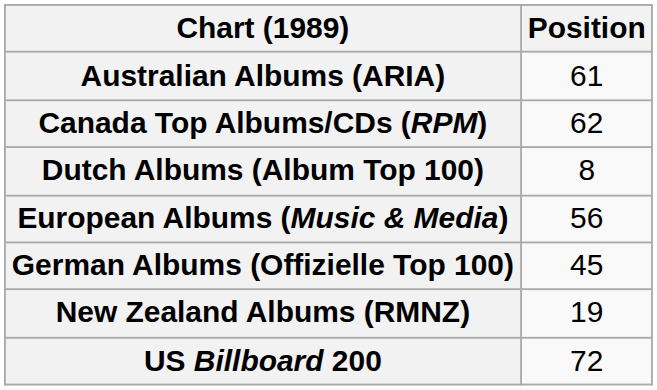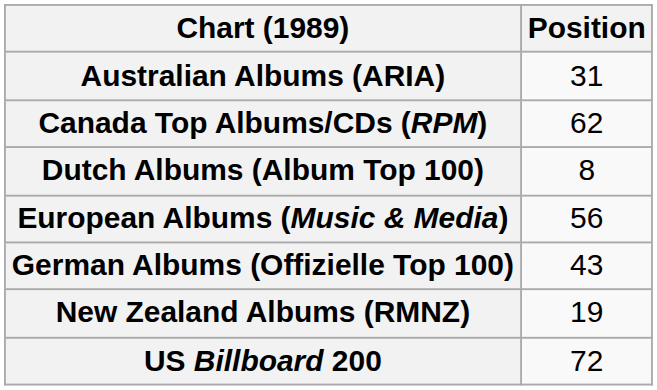(587, 75) 61 -> (587, 75) 31
(587, 265) 45 -> (587, 265) 43
